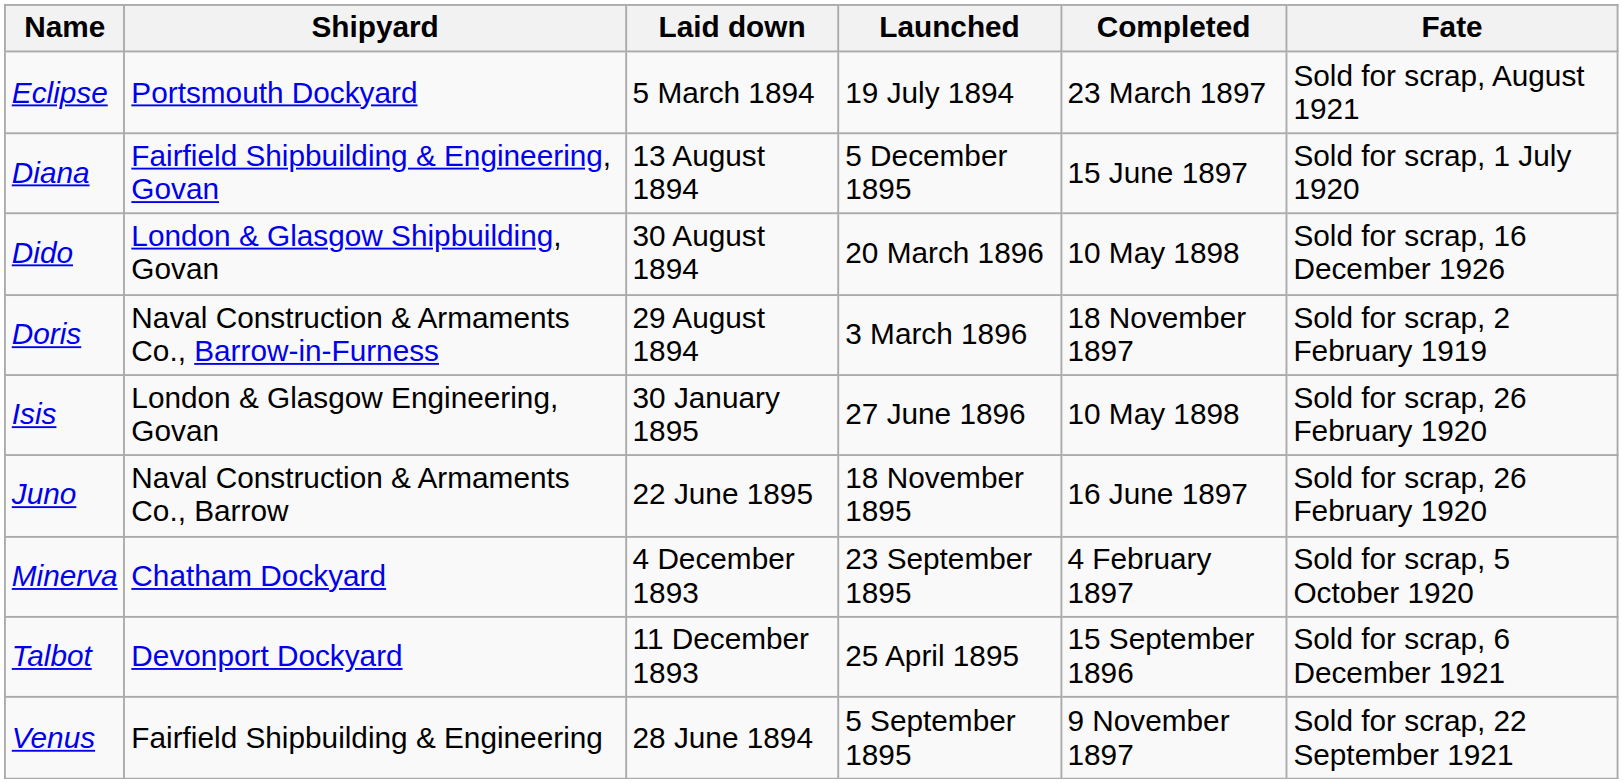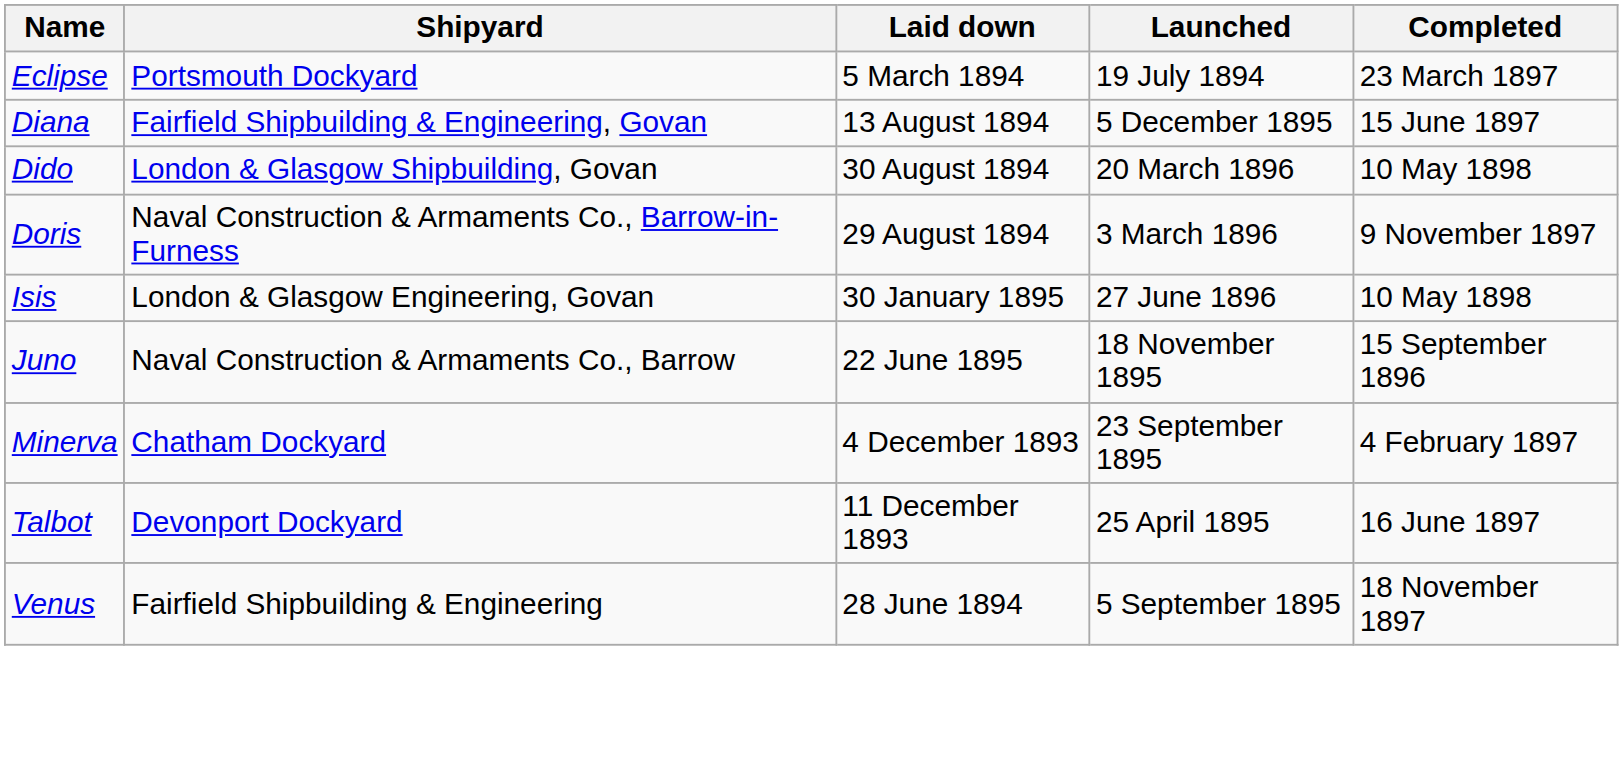- column: (1452, 28)
(1157, 334) 18 November 1897 -> (1478, 233) 9 November 1897
(1158, 495) 16 June 1897 -> (1453, 361) 15 September 1896
(1161, 656) 15 September 1896 -> (1450, 522) 16 June 1897
(1149, 737) 9 November 1897 -> (1449, 603) 18 November 1897
